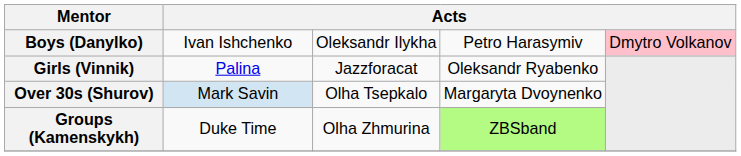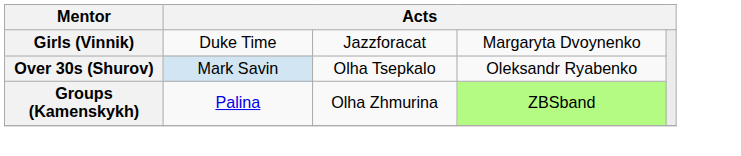- row: (84, 42)
(238, 68) Palina -> (238, 42) Duke Time
(523, 68) Oleksandr Ryabenko -> (562, 42) Margaryta Dvoynenko
(523, 94) Margaryta Dvoynenko -> (562, 68) Oleksandr Ryabenko
(238, 128) Duke Time -> (238, 103) Palina
